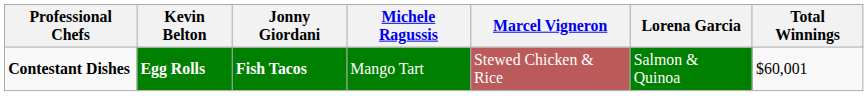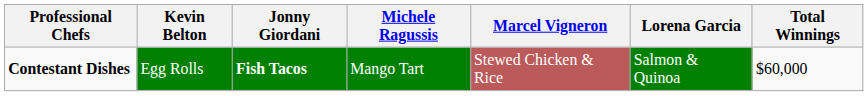(173, 68) bold -> (172, 68) normal
(782, 68) $60,001 -> (782, 68) $60,000
